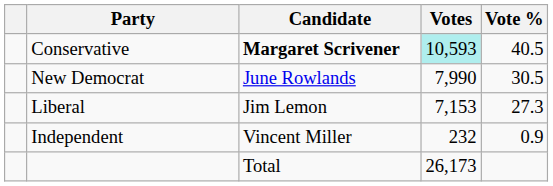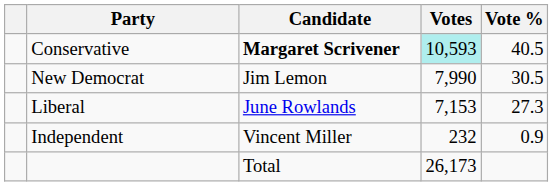(299, 78) June Rowlands -> (285, 78) Jim Lemon
(285, 107) Jim Lemon -> (299, 107) June Rowlands
